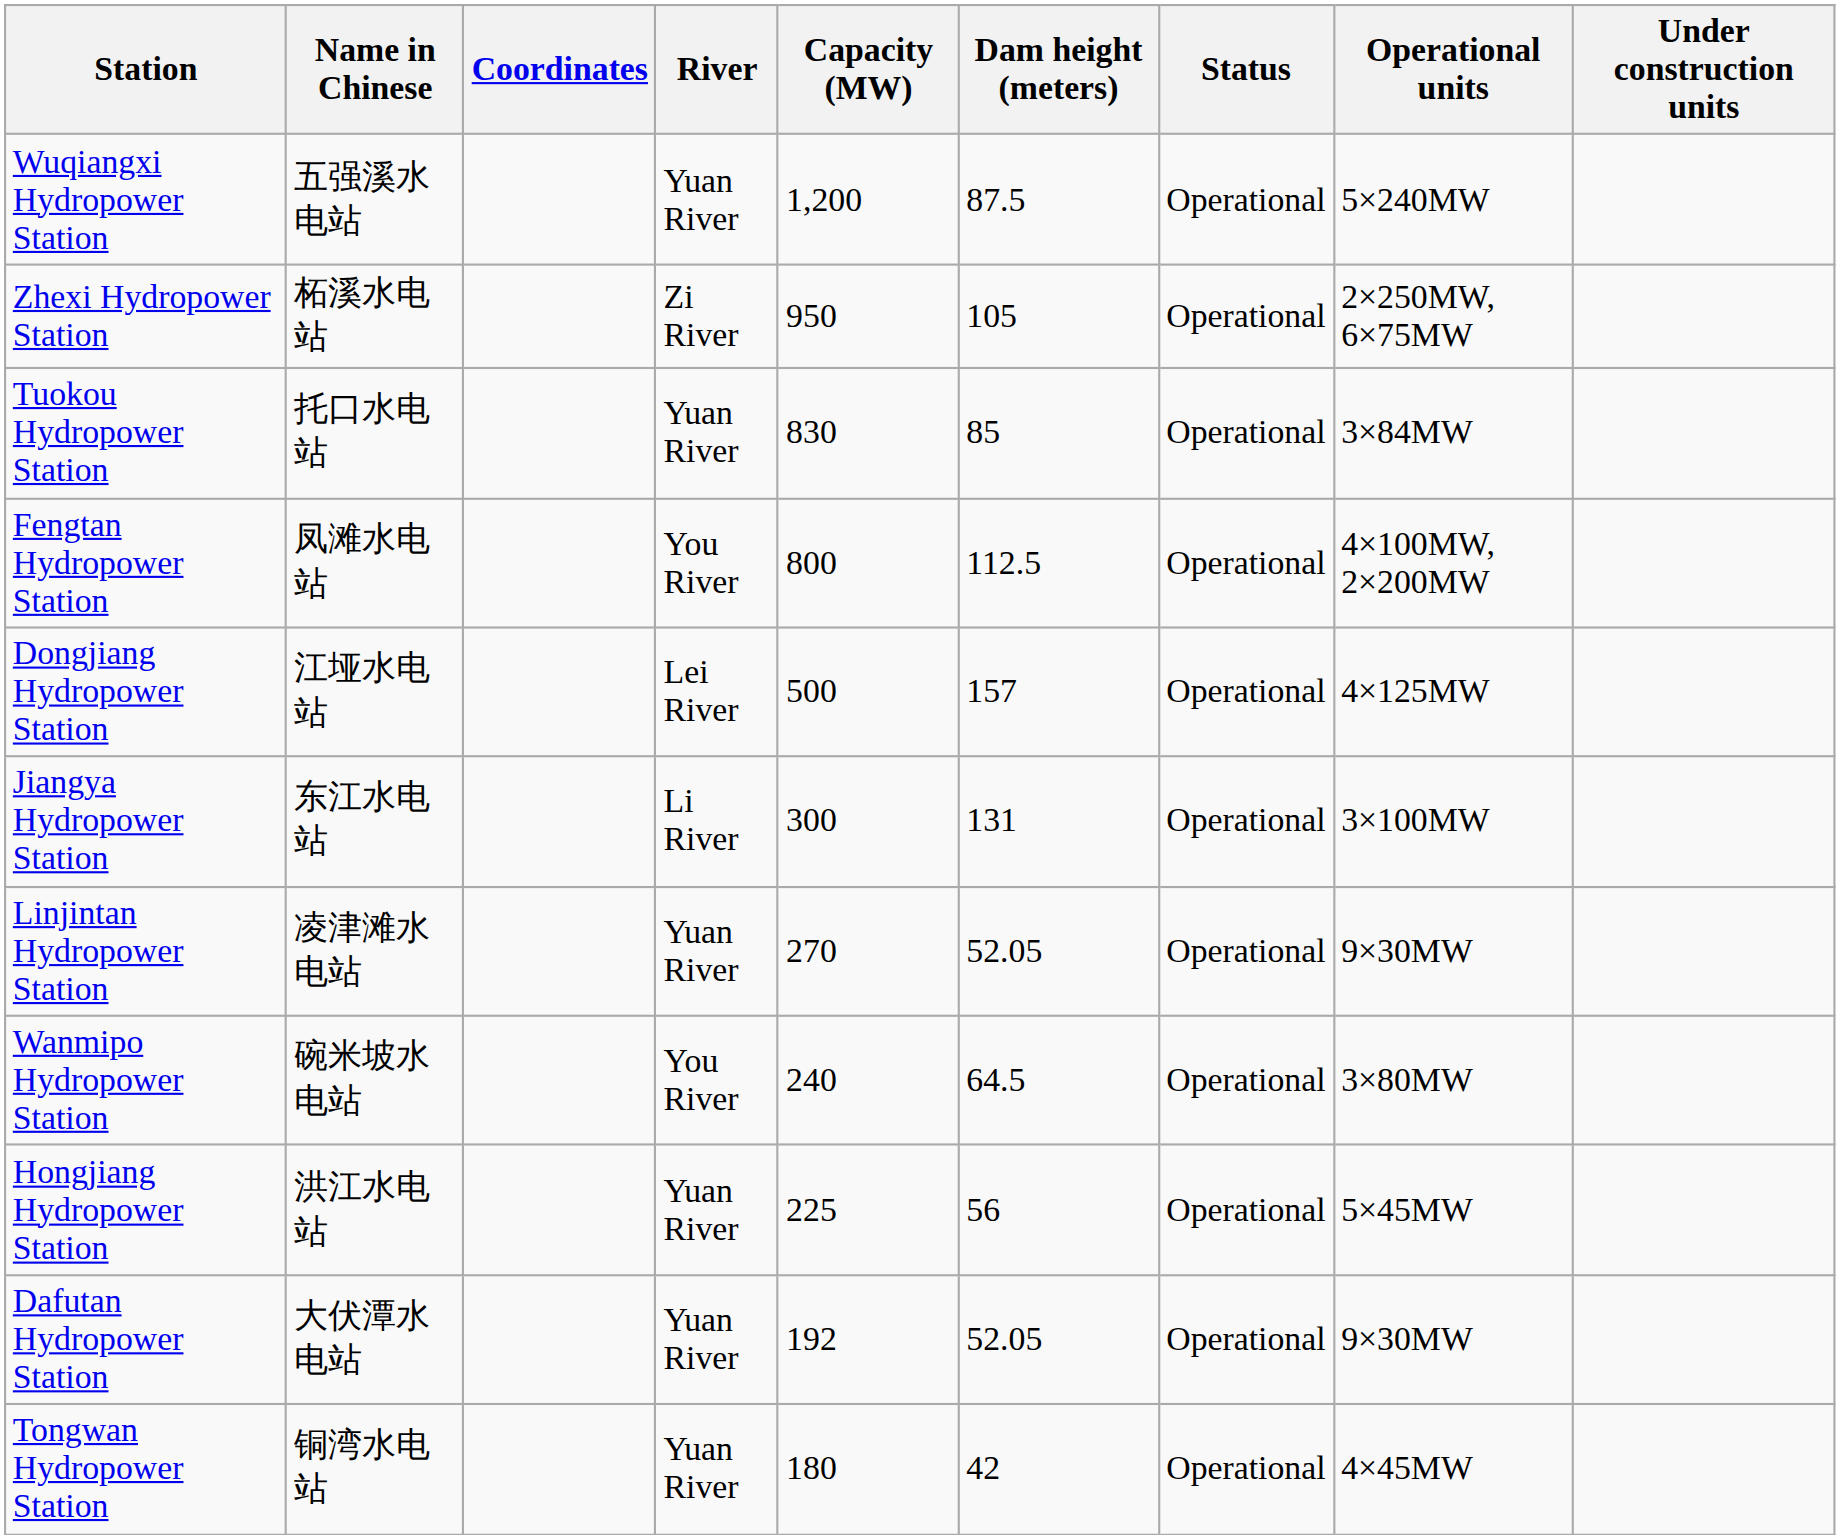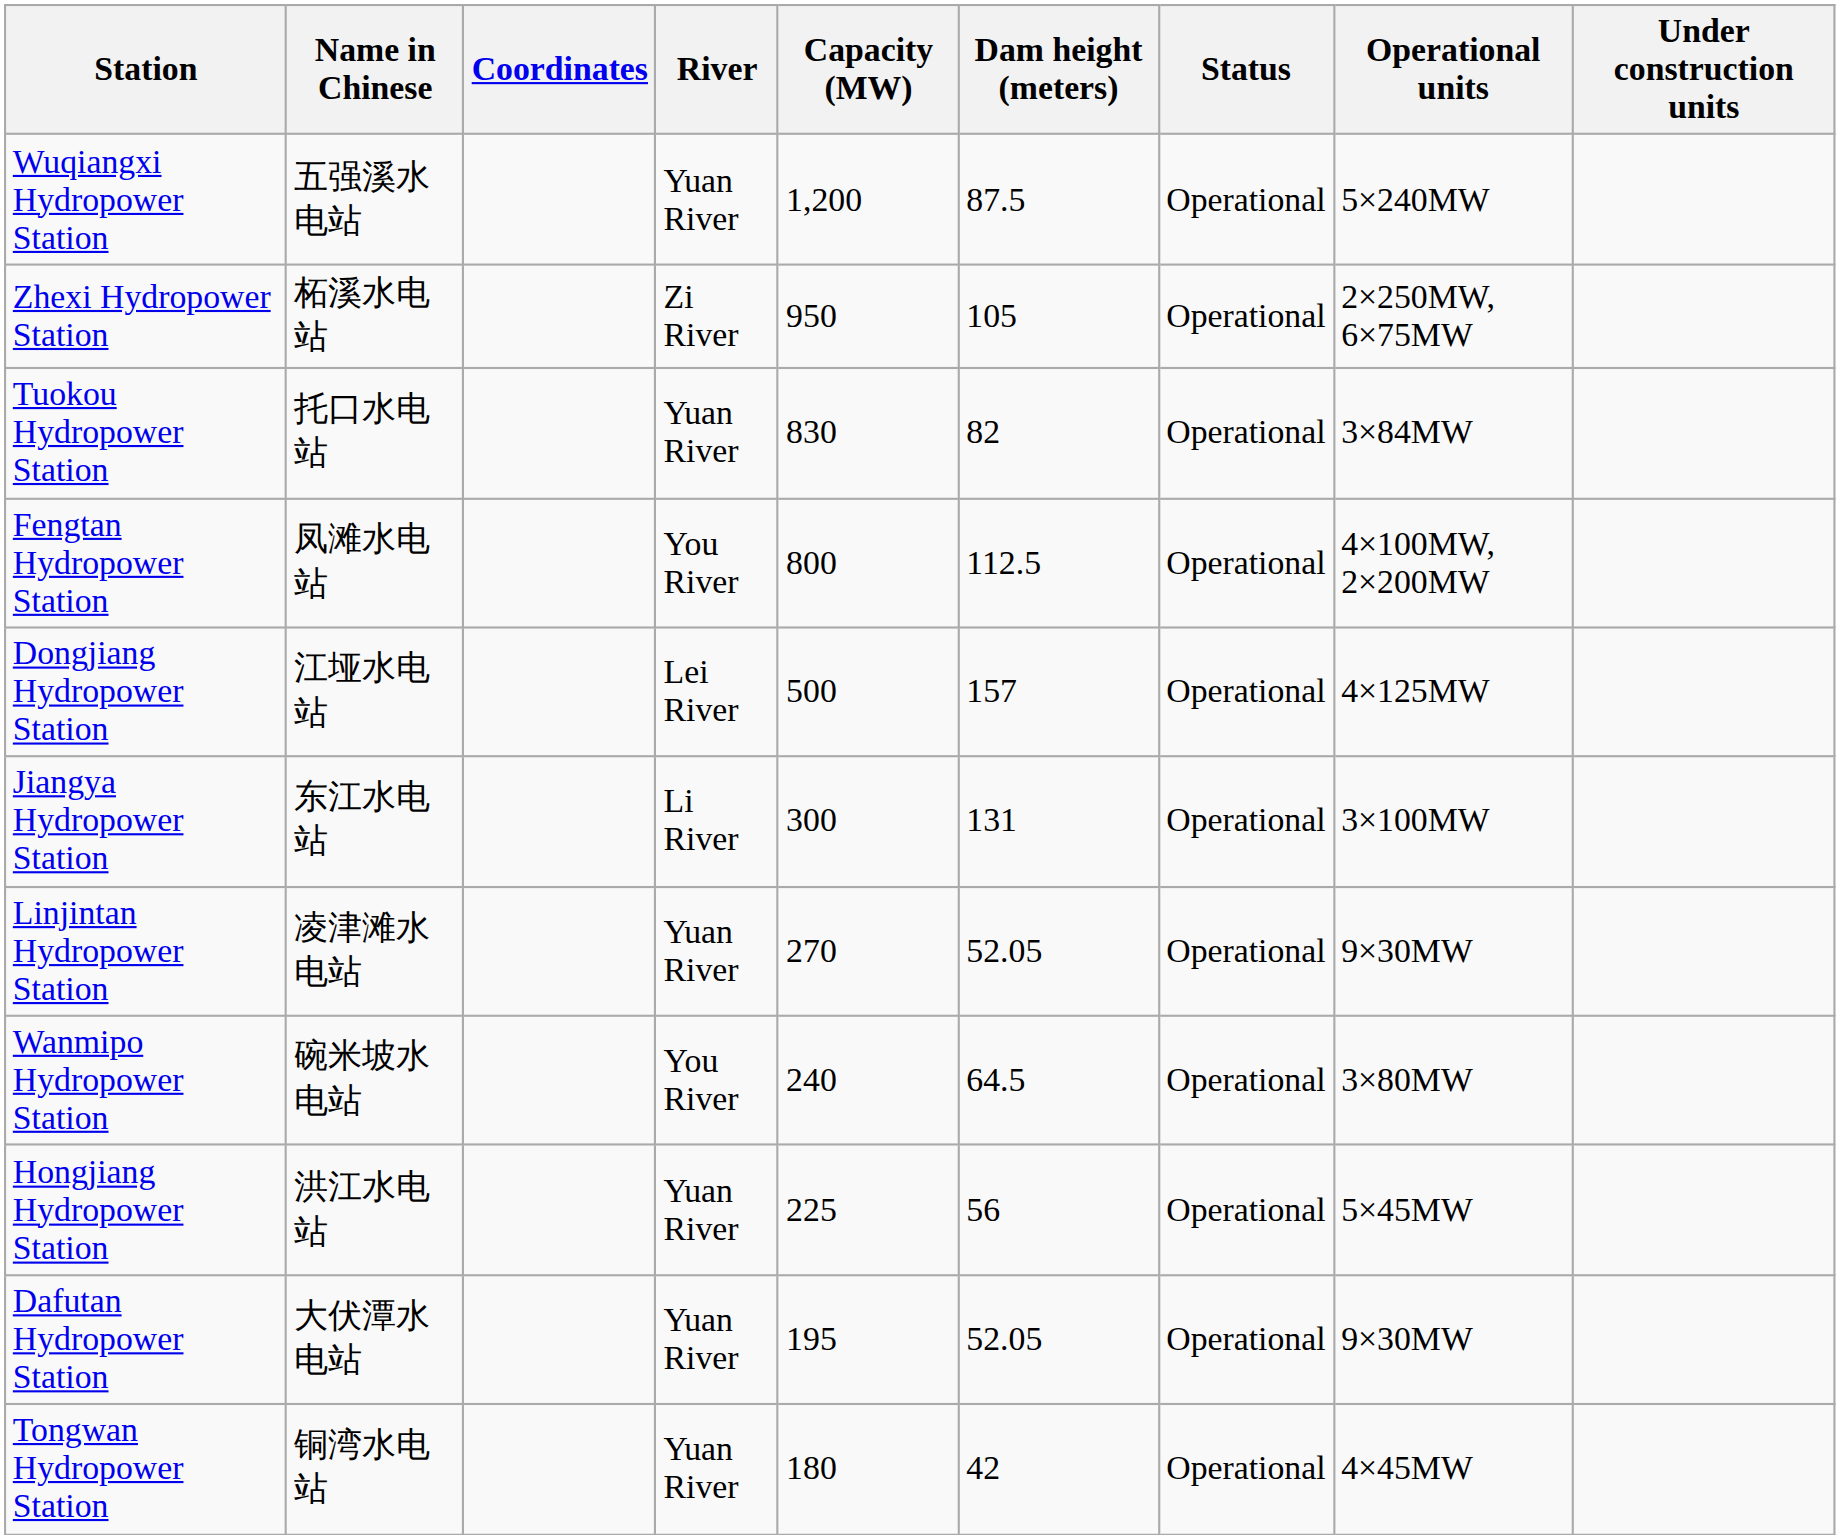(983, 432) 85 -> (983, 432) 82
(811, 1338) 192 -> (811, 1338) 195
